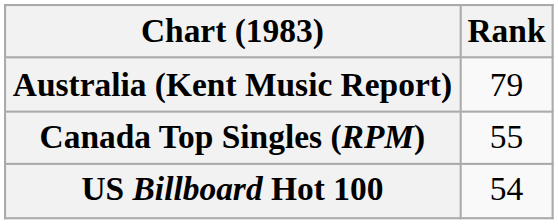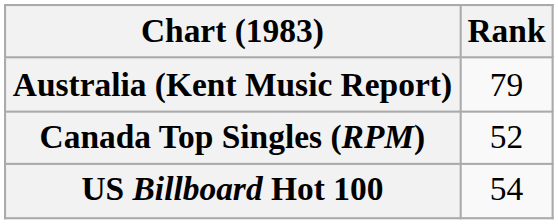(506, 137) 55 -> (506, 137) 52
